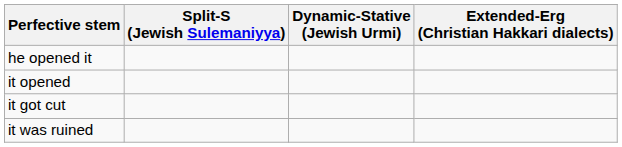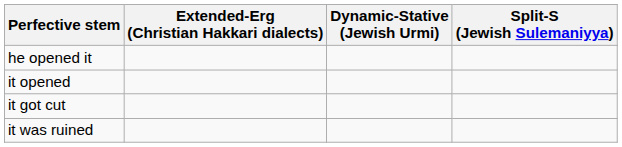columns swapped: (206, 25) <-> (516, 25)
